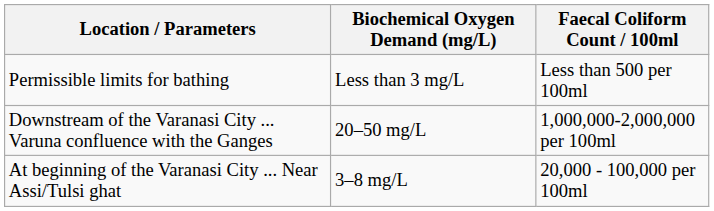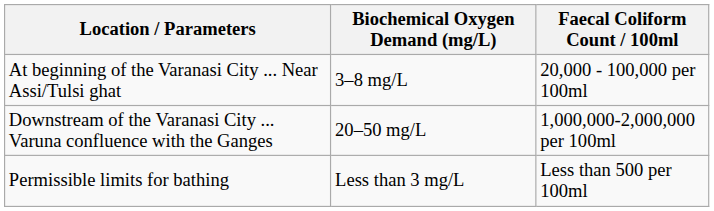rows swapped: (163, 180) <-> (119, 79)
